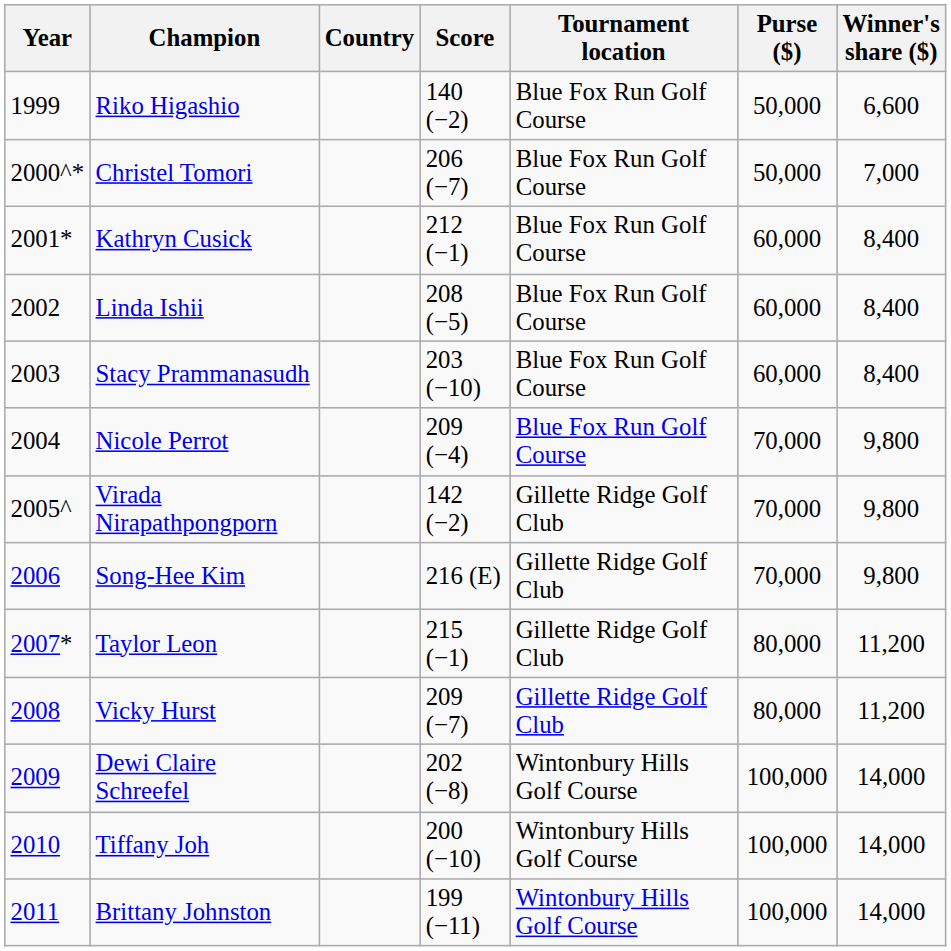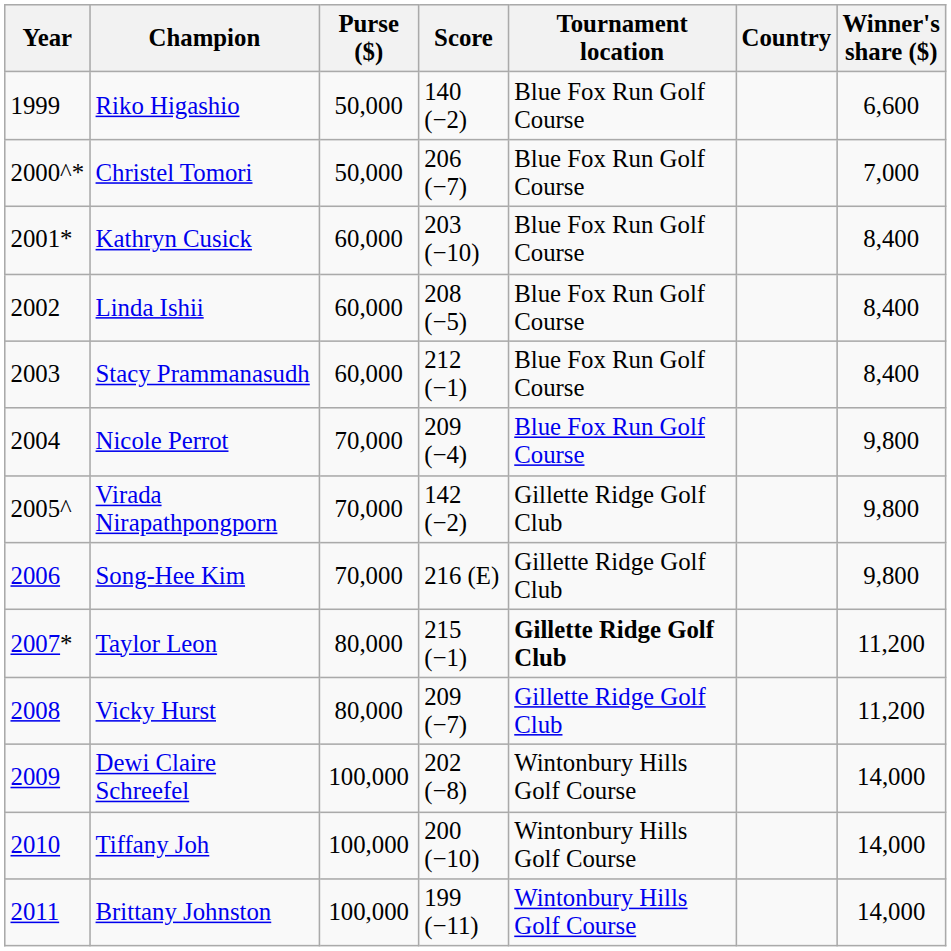columns swapped: (369, 38) <-> (787, 38)
(447, 239) 212 (−1) -> (452, 239) 203 (−10)
(453, 374) 203 (−10) -> (446, 374) 212 (−1)
(611, 643) normal -> (614, 643) bold
